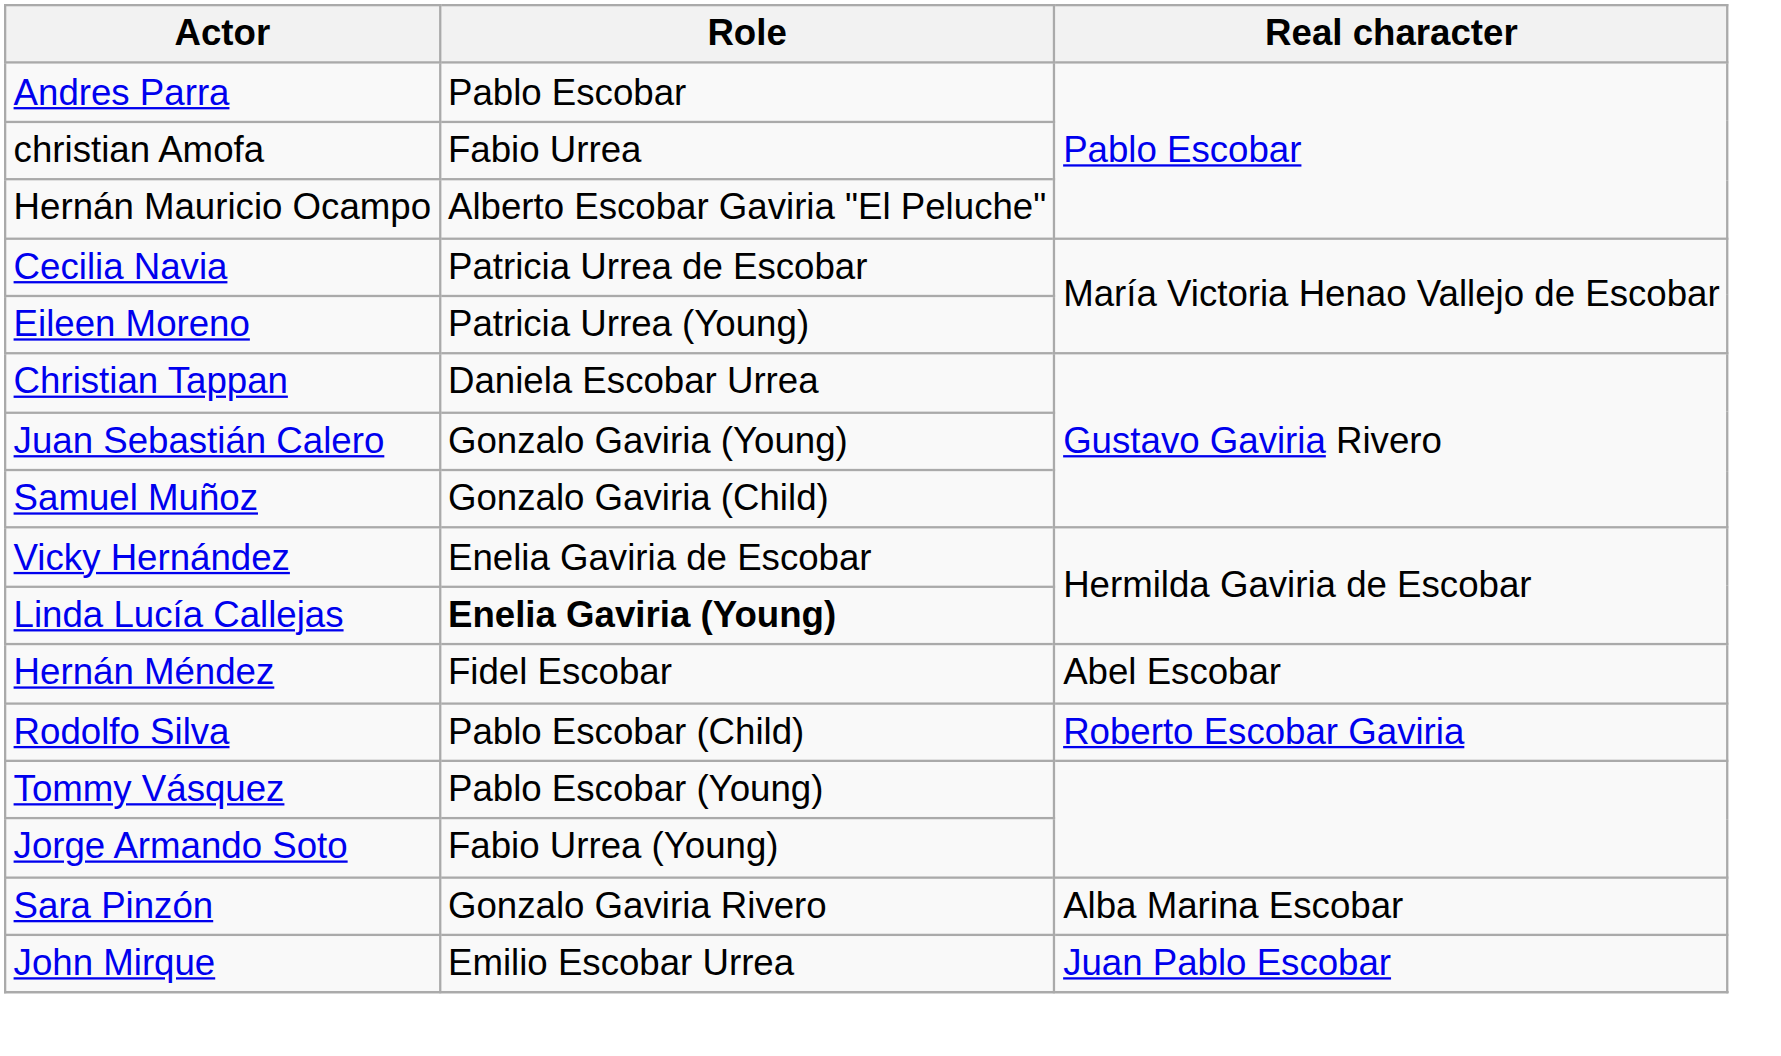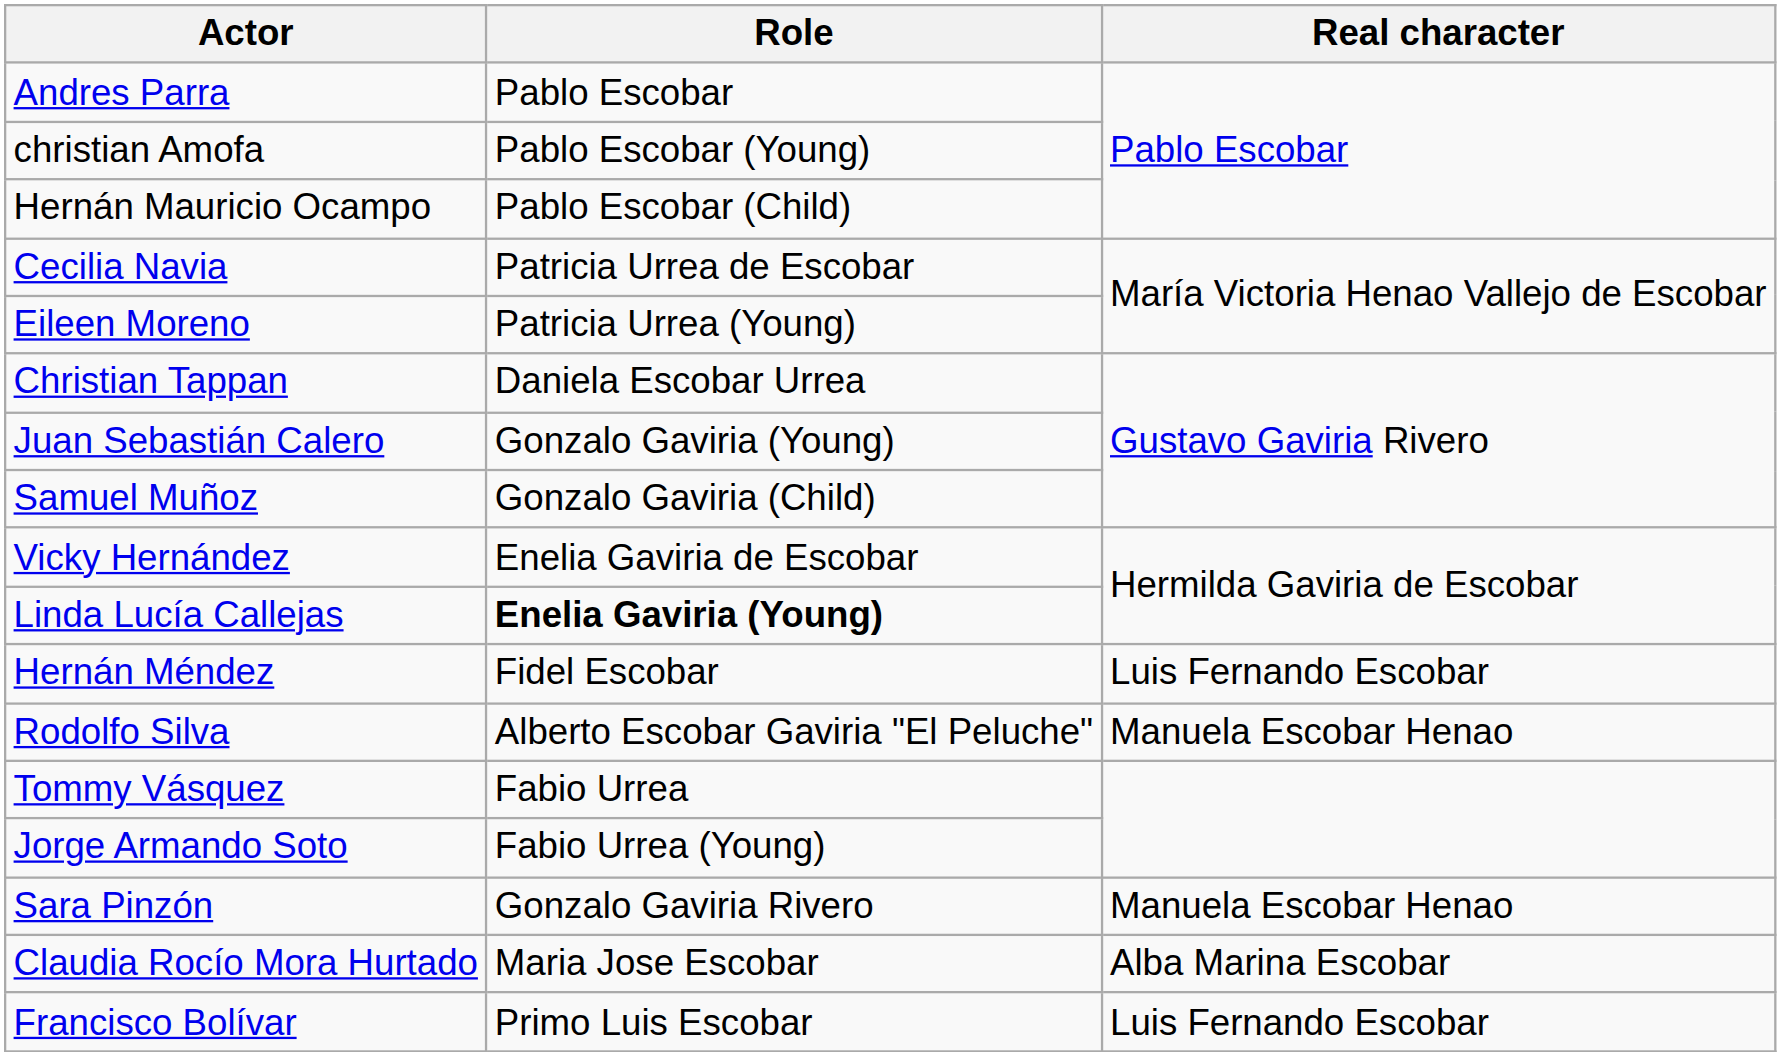(545, 149) Fabio Urrea -> (683, 149) Pablo Escobar (Young)
(747, 207) Alberto Escobar Gaviria "El Peluche" -> (673, 207) Pablo Escobar (Child)
(1172, 672) Abel Escobar -> (1299, 672) Luis Fernando Escobar
(626, 730) Pablo Escobar (Child) -> (794, 730) Alberto Escobar Gaviria "El Peluche"
(1264, 730) Roberto Escobar Gaviria -> (1312, 730) Manuela Escobar Henao
(636, 788) Pablo Escobar (Young) -> (592, 788) Fabio Urrea
(1233, 905) Alba Marina Escobar -> (1312, 905) Manuela Escobar Henao
- row: (114, 963)
+ row: (246, 963)
+ row: (155, 1021)
